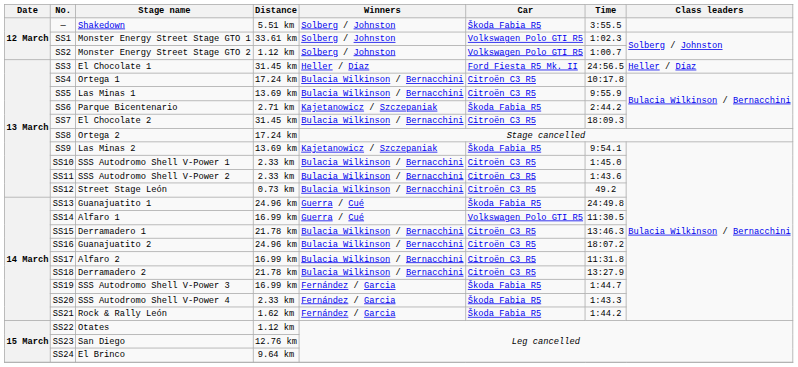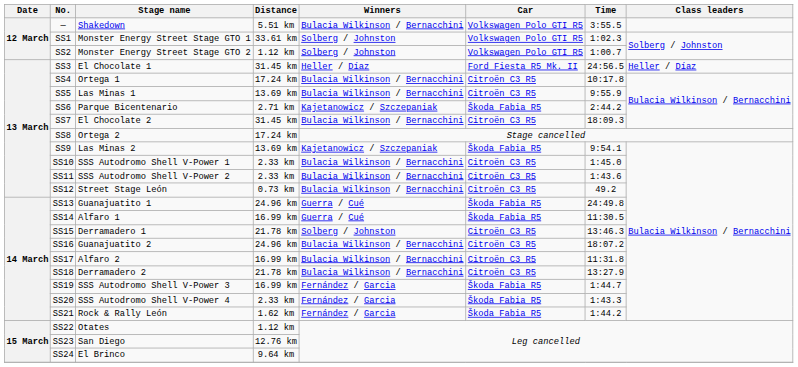(348, 25) Solberg / Johnston -> (382, 25) Bulacia Wilkinson / Bernacchini
(505, 25) Škoda Fabia R5 -> (525, 25) Volkswagen Polo GTI R5
(525, 218) Volkswagen Polo GTI R5 -> (505, 218) Škoda Fabia R5
(382, 231) Bulacia Wilkinson / Bernacchini -> (348, 231) Solberg / Johnston
